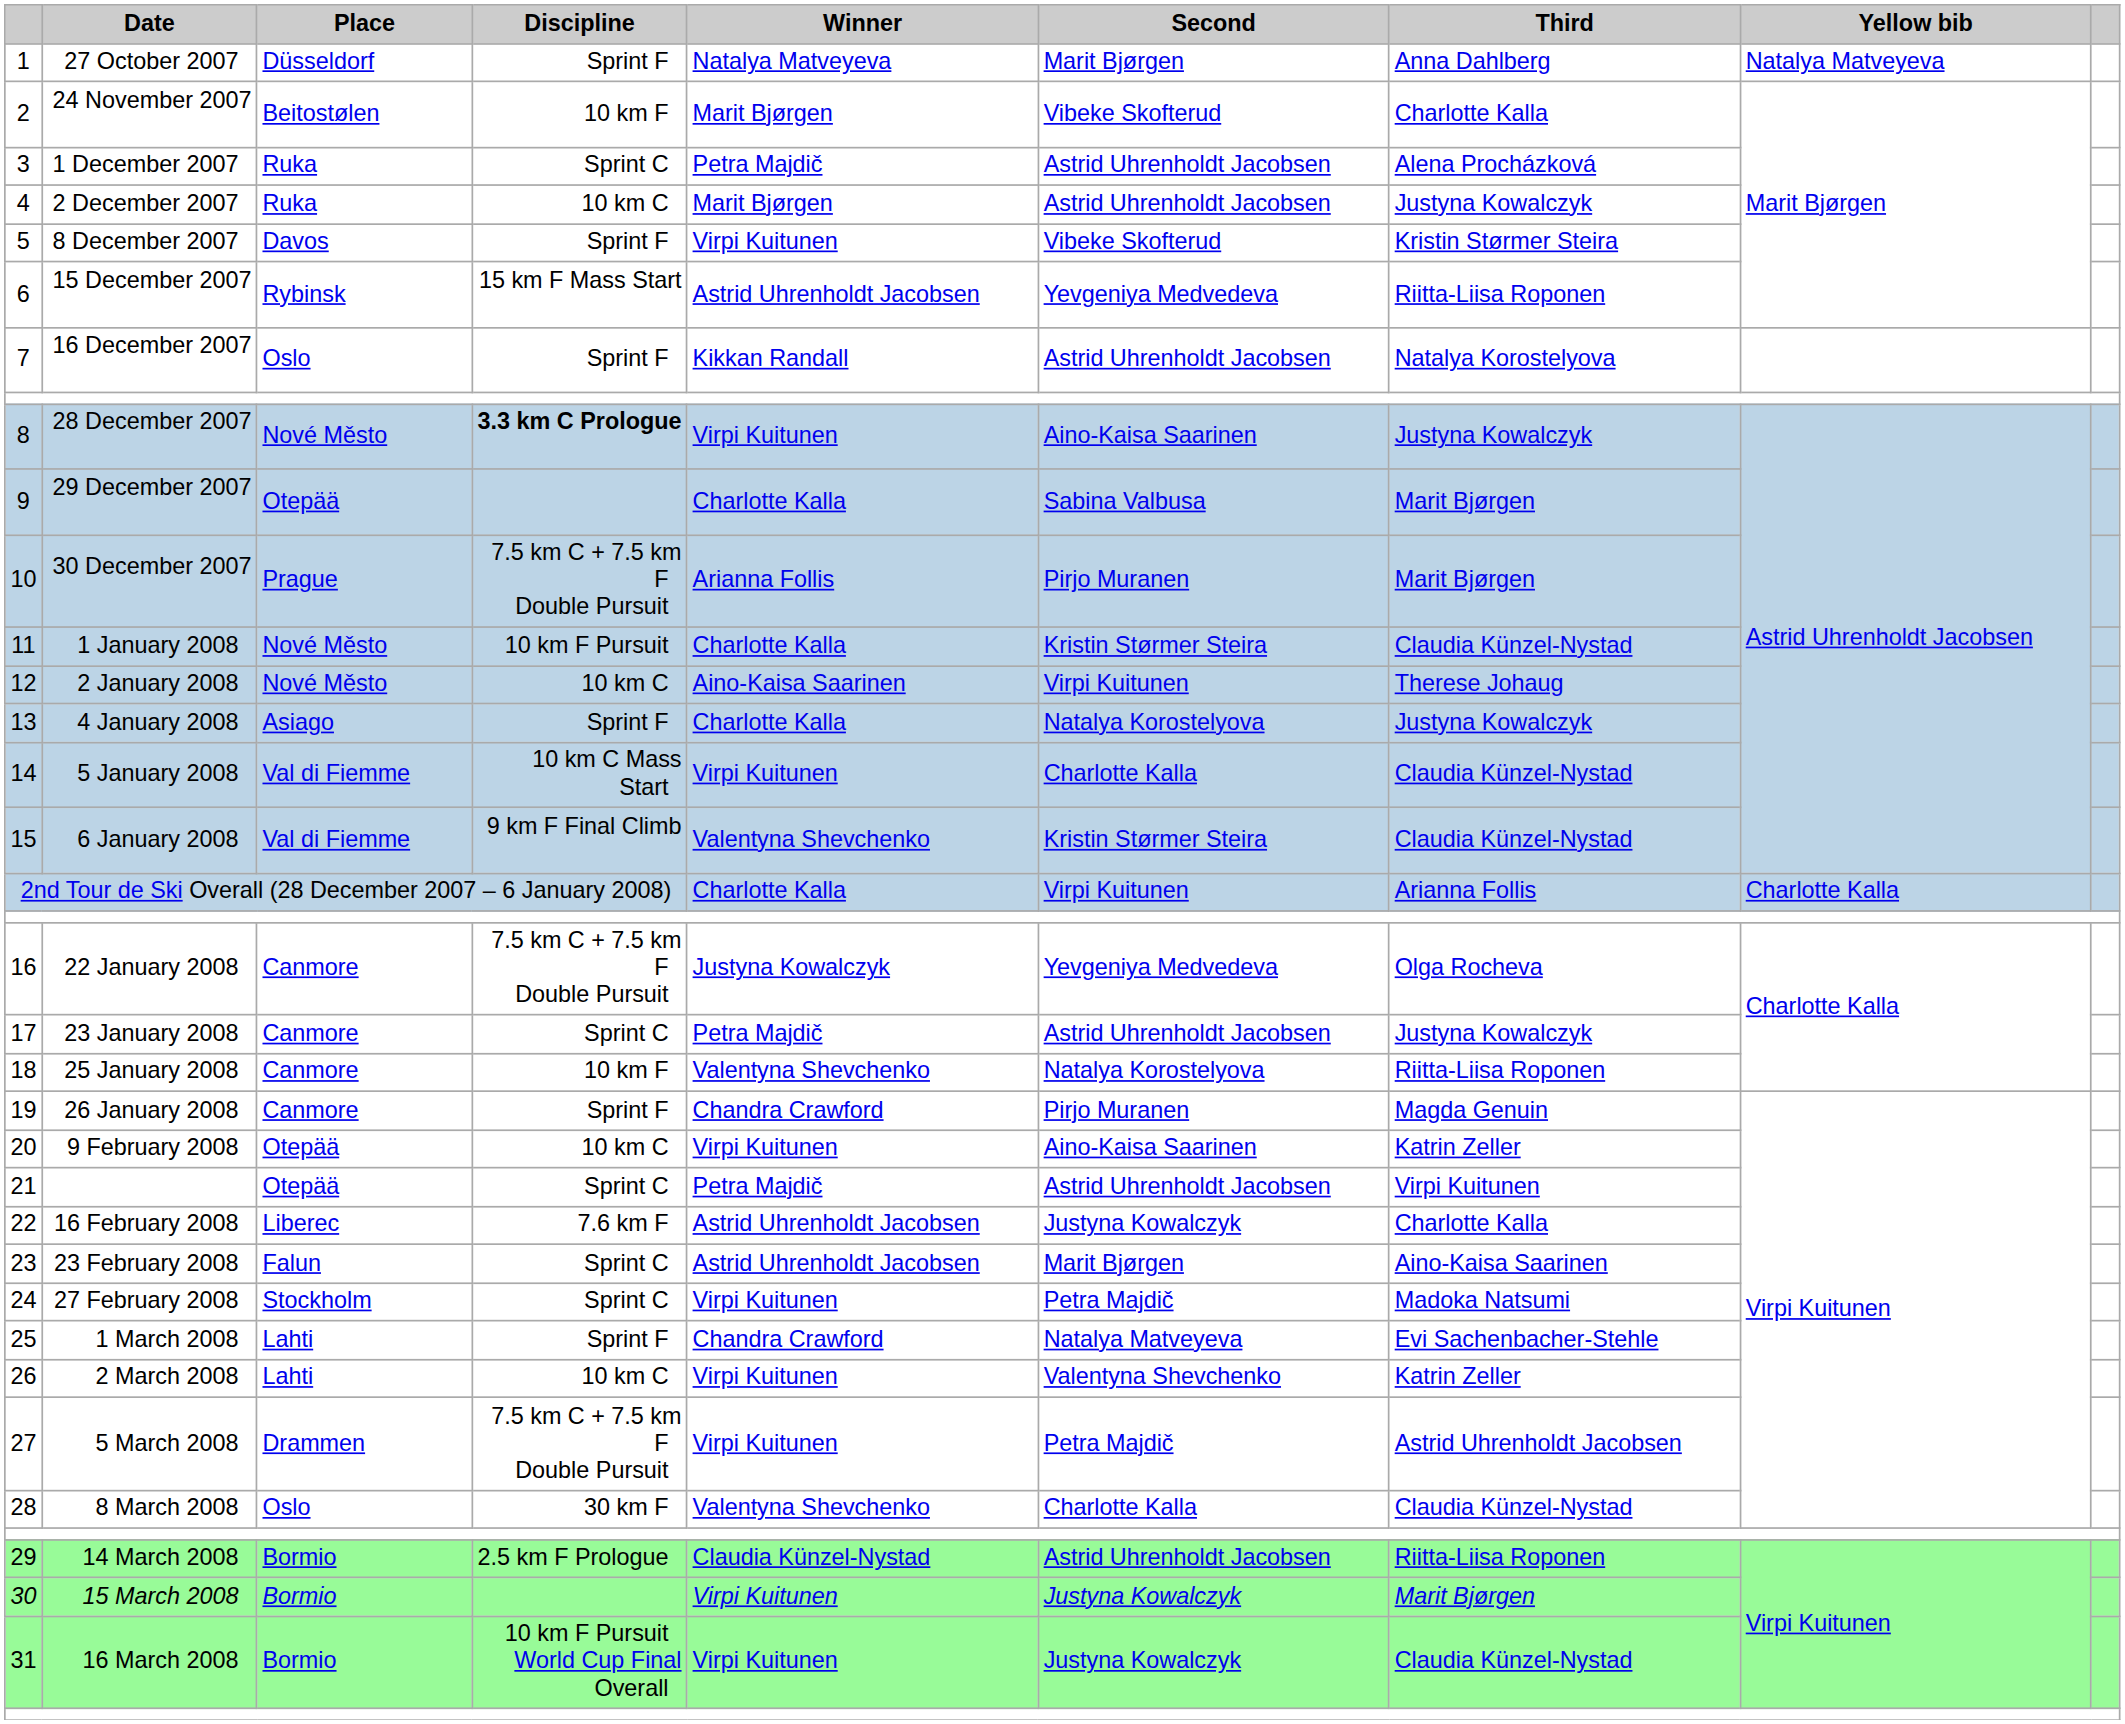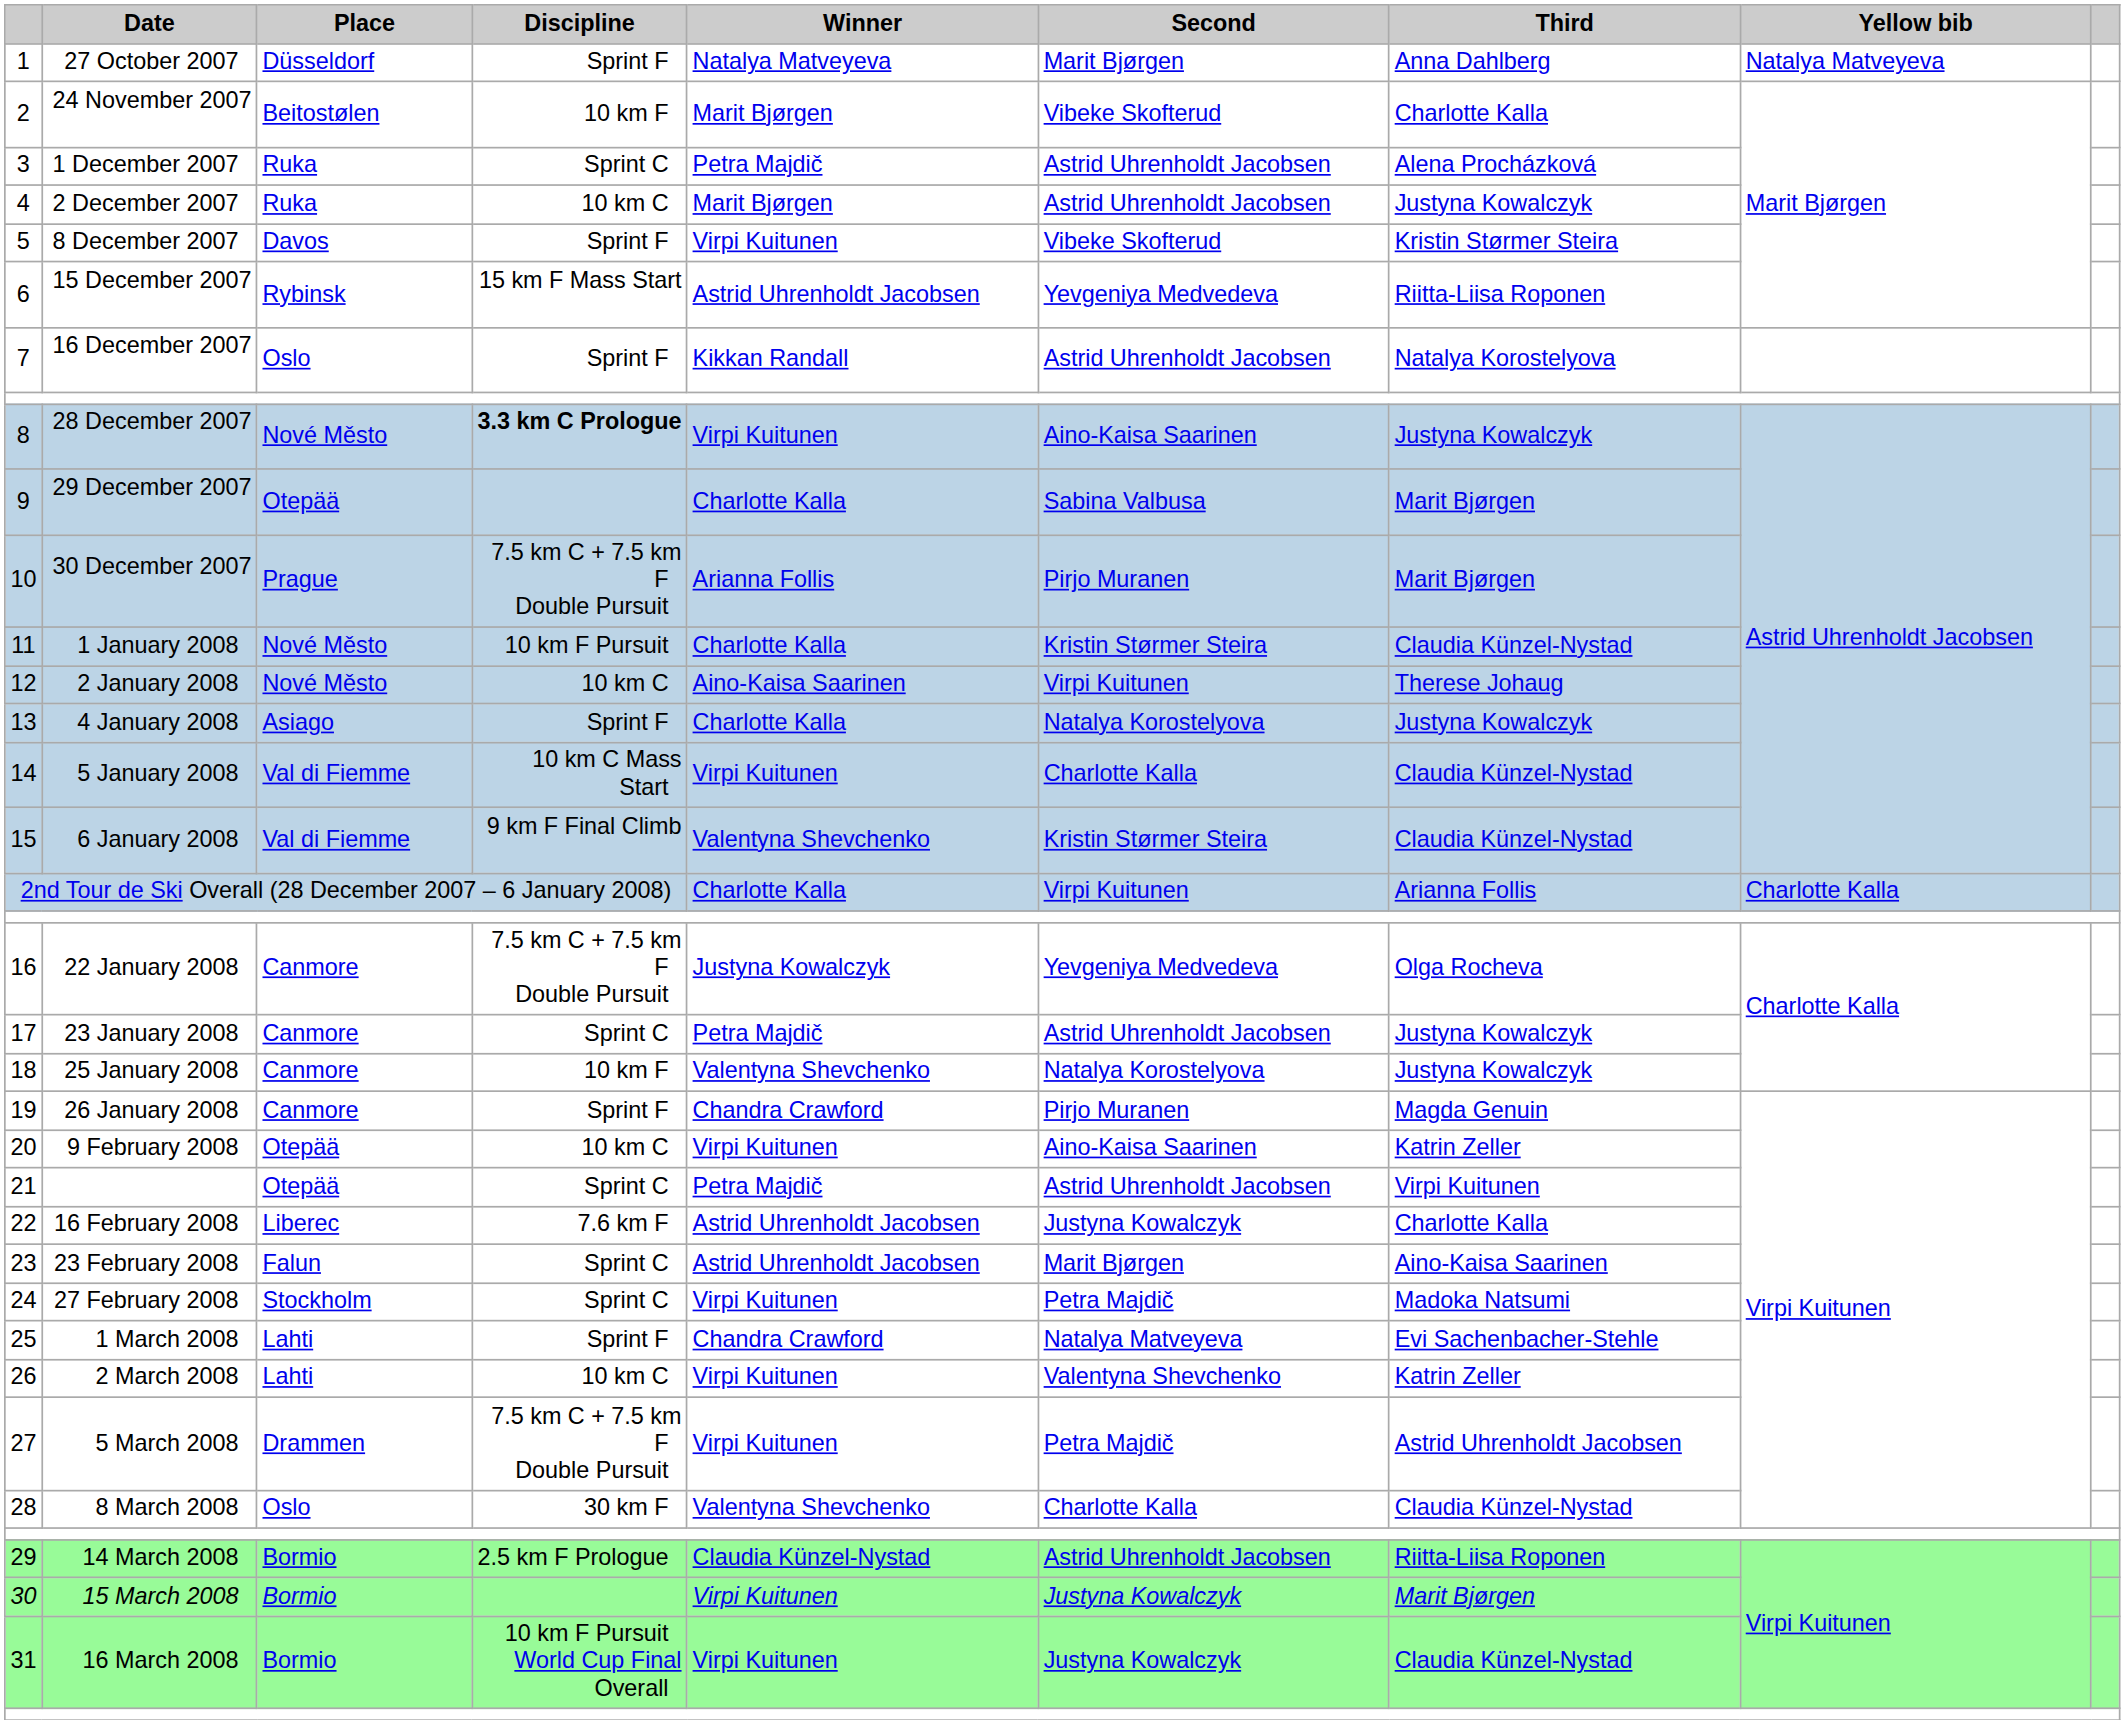(1500, 1071) Riitta-Liisa Roponen -> (1493, 1071) Justyna Kowalczyk
